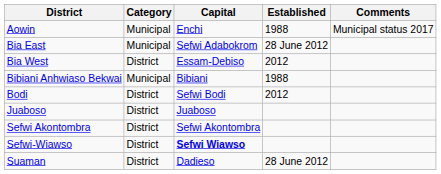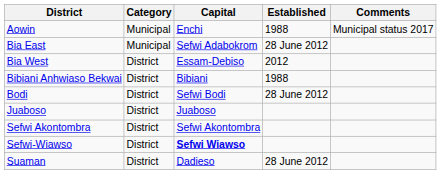(149, 78) Municipal -> (142, 78) District
(277, 95) 2012 -> (297, 95) 28 June 2012
